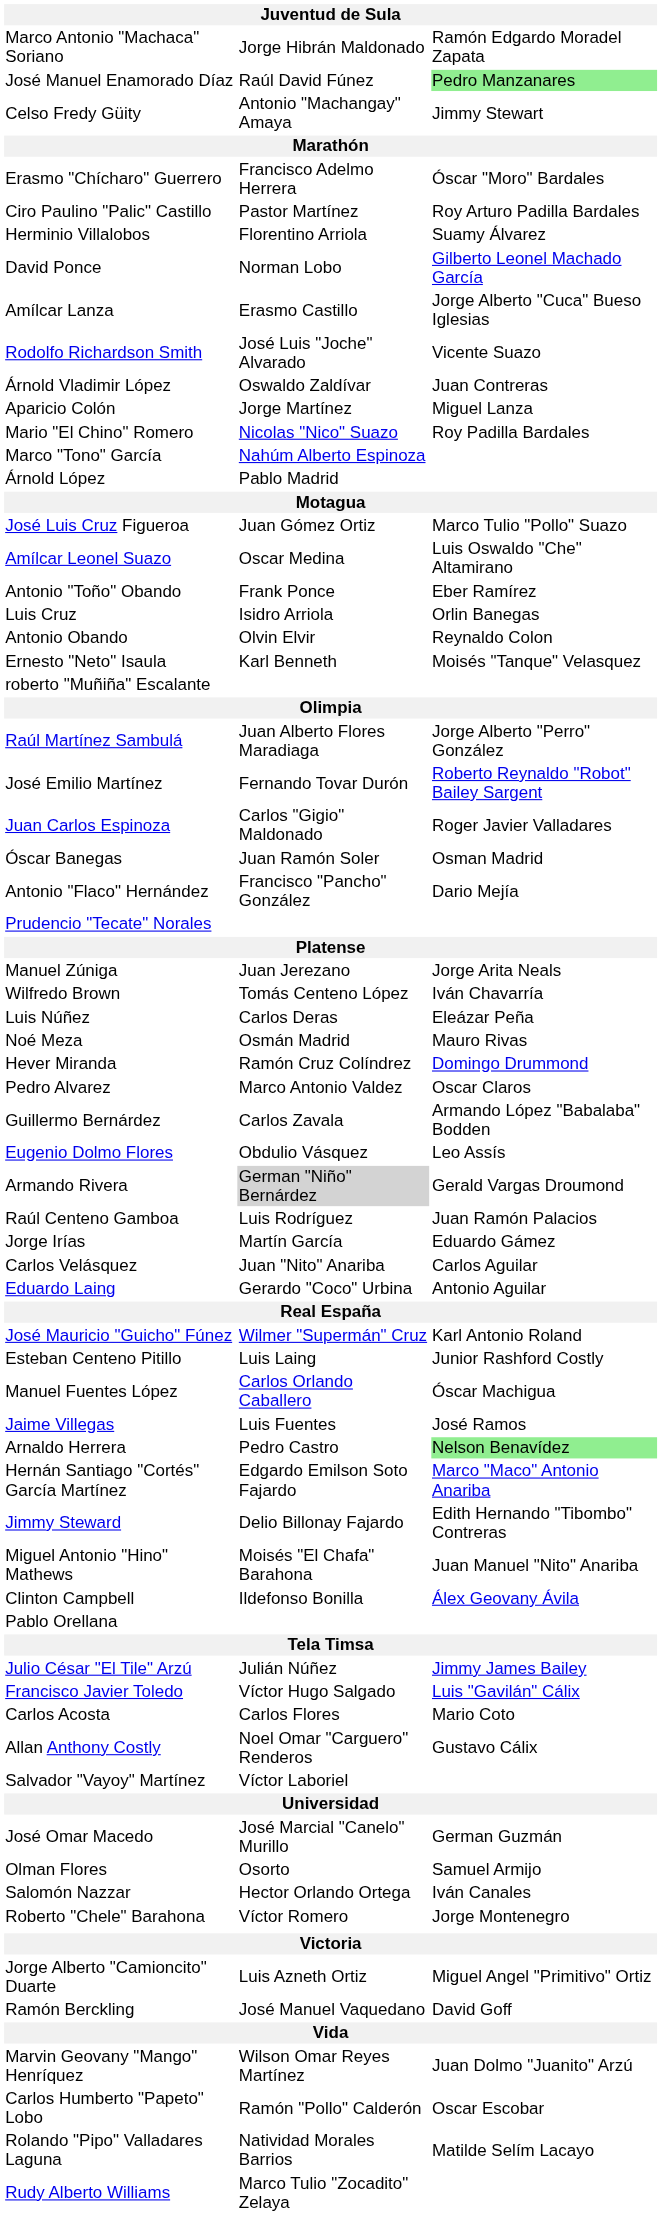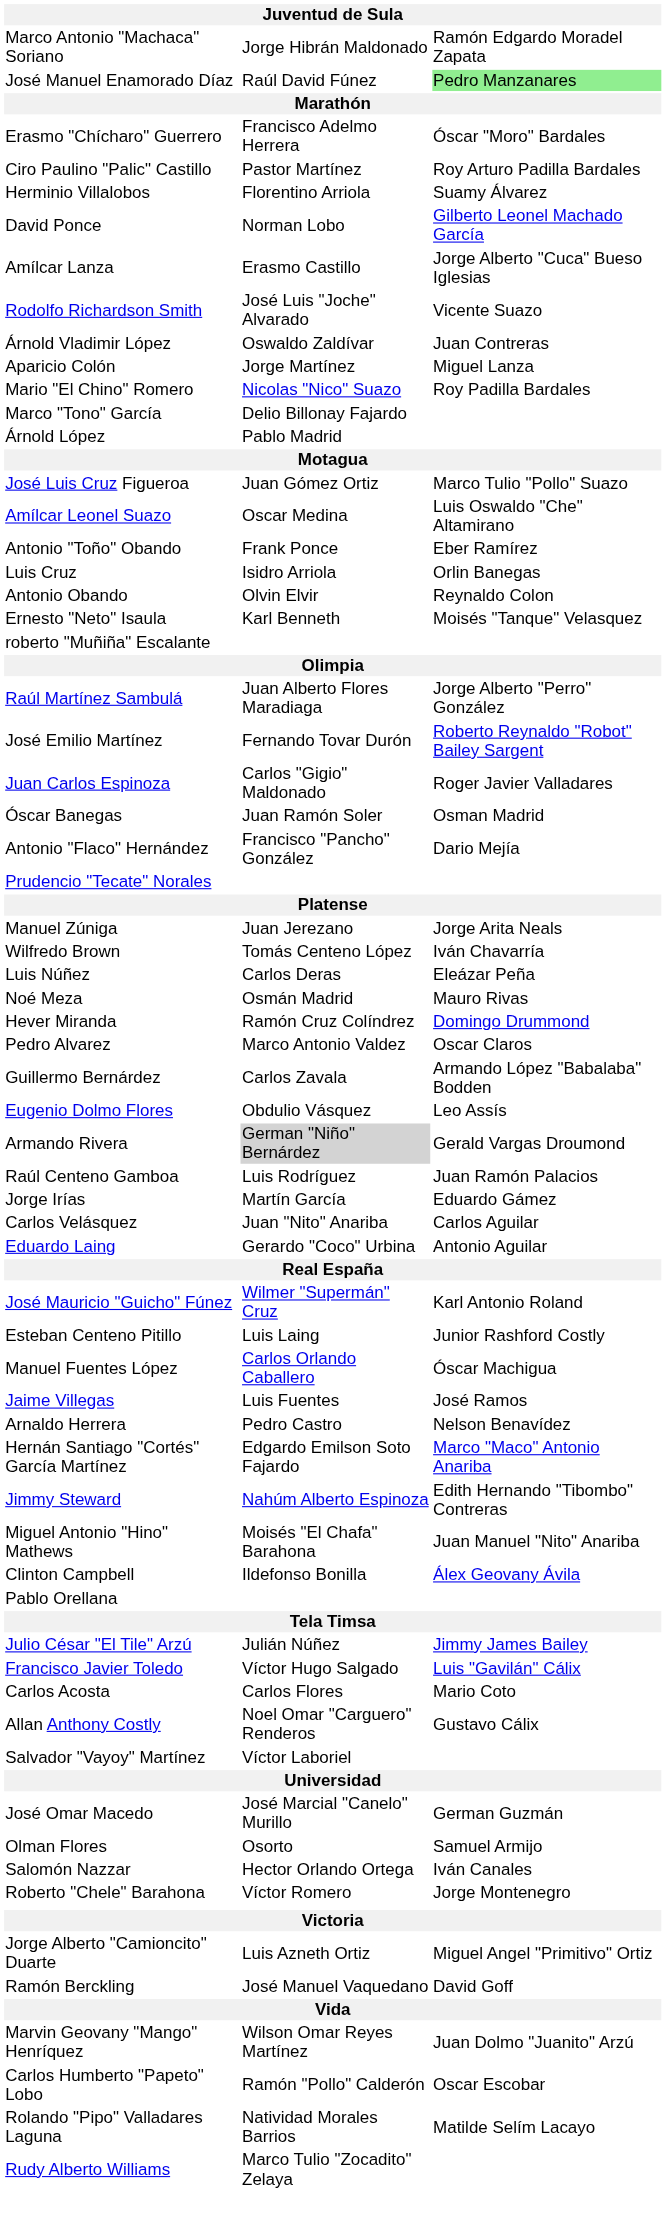- row: (73, 113)
(332, 455) Nahúm Alberto Espinoza -> (325, 413) Delio Billonay Fajardo
(501, 1447) lightgreen background -> (502, 1424) no background
(321, 1523) Delio Billonay Fajardo -> (335, 1499) Nahúm Alberto Espinoza
